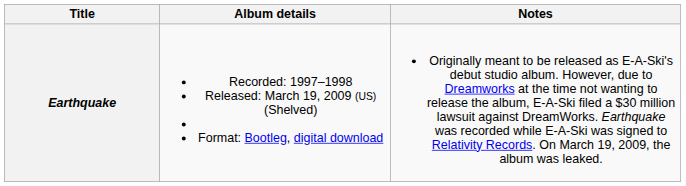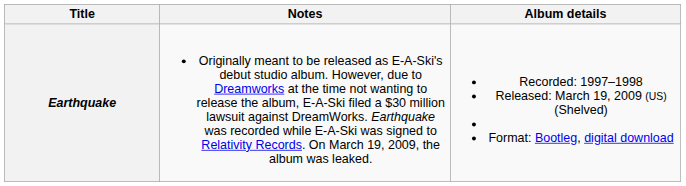columns swapped: (275, 14) <-> (535, 14)
